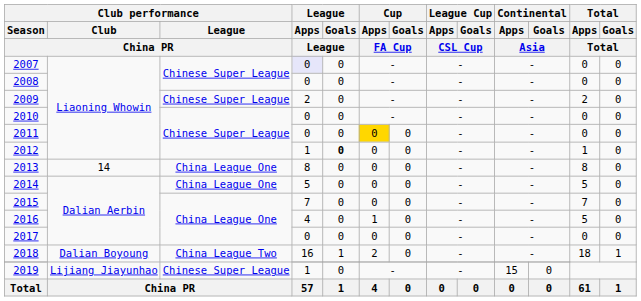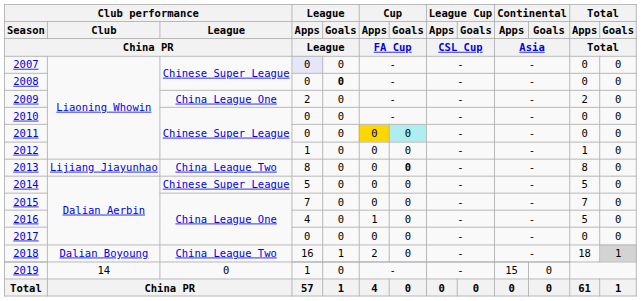(341, 82) normal -> (341, 82) bold
(226, 99) Chinese Super League -> (226, 99) China League One
(408, 133) no background -> (408, 133) paleturquoise background
(341, 150) bold -> (341, 150) normal
(104, 167) 14 -> (104, 167) Lijiang Jiayunhao
(226, 167) China League One -> (226, 167) China League Two
(408, 167) normal -> (408, 167) bold
(226, 185) China League One -> (226, 185) Chinese Super League
(618, 253) no background -> (618, 253) lightgrey background
(104, 270) Lijiang Jiayunhao -> (104, 270) 14
(226, 270) Chinese Super League -> (226, 270) 0
